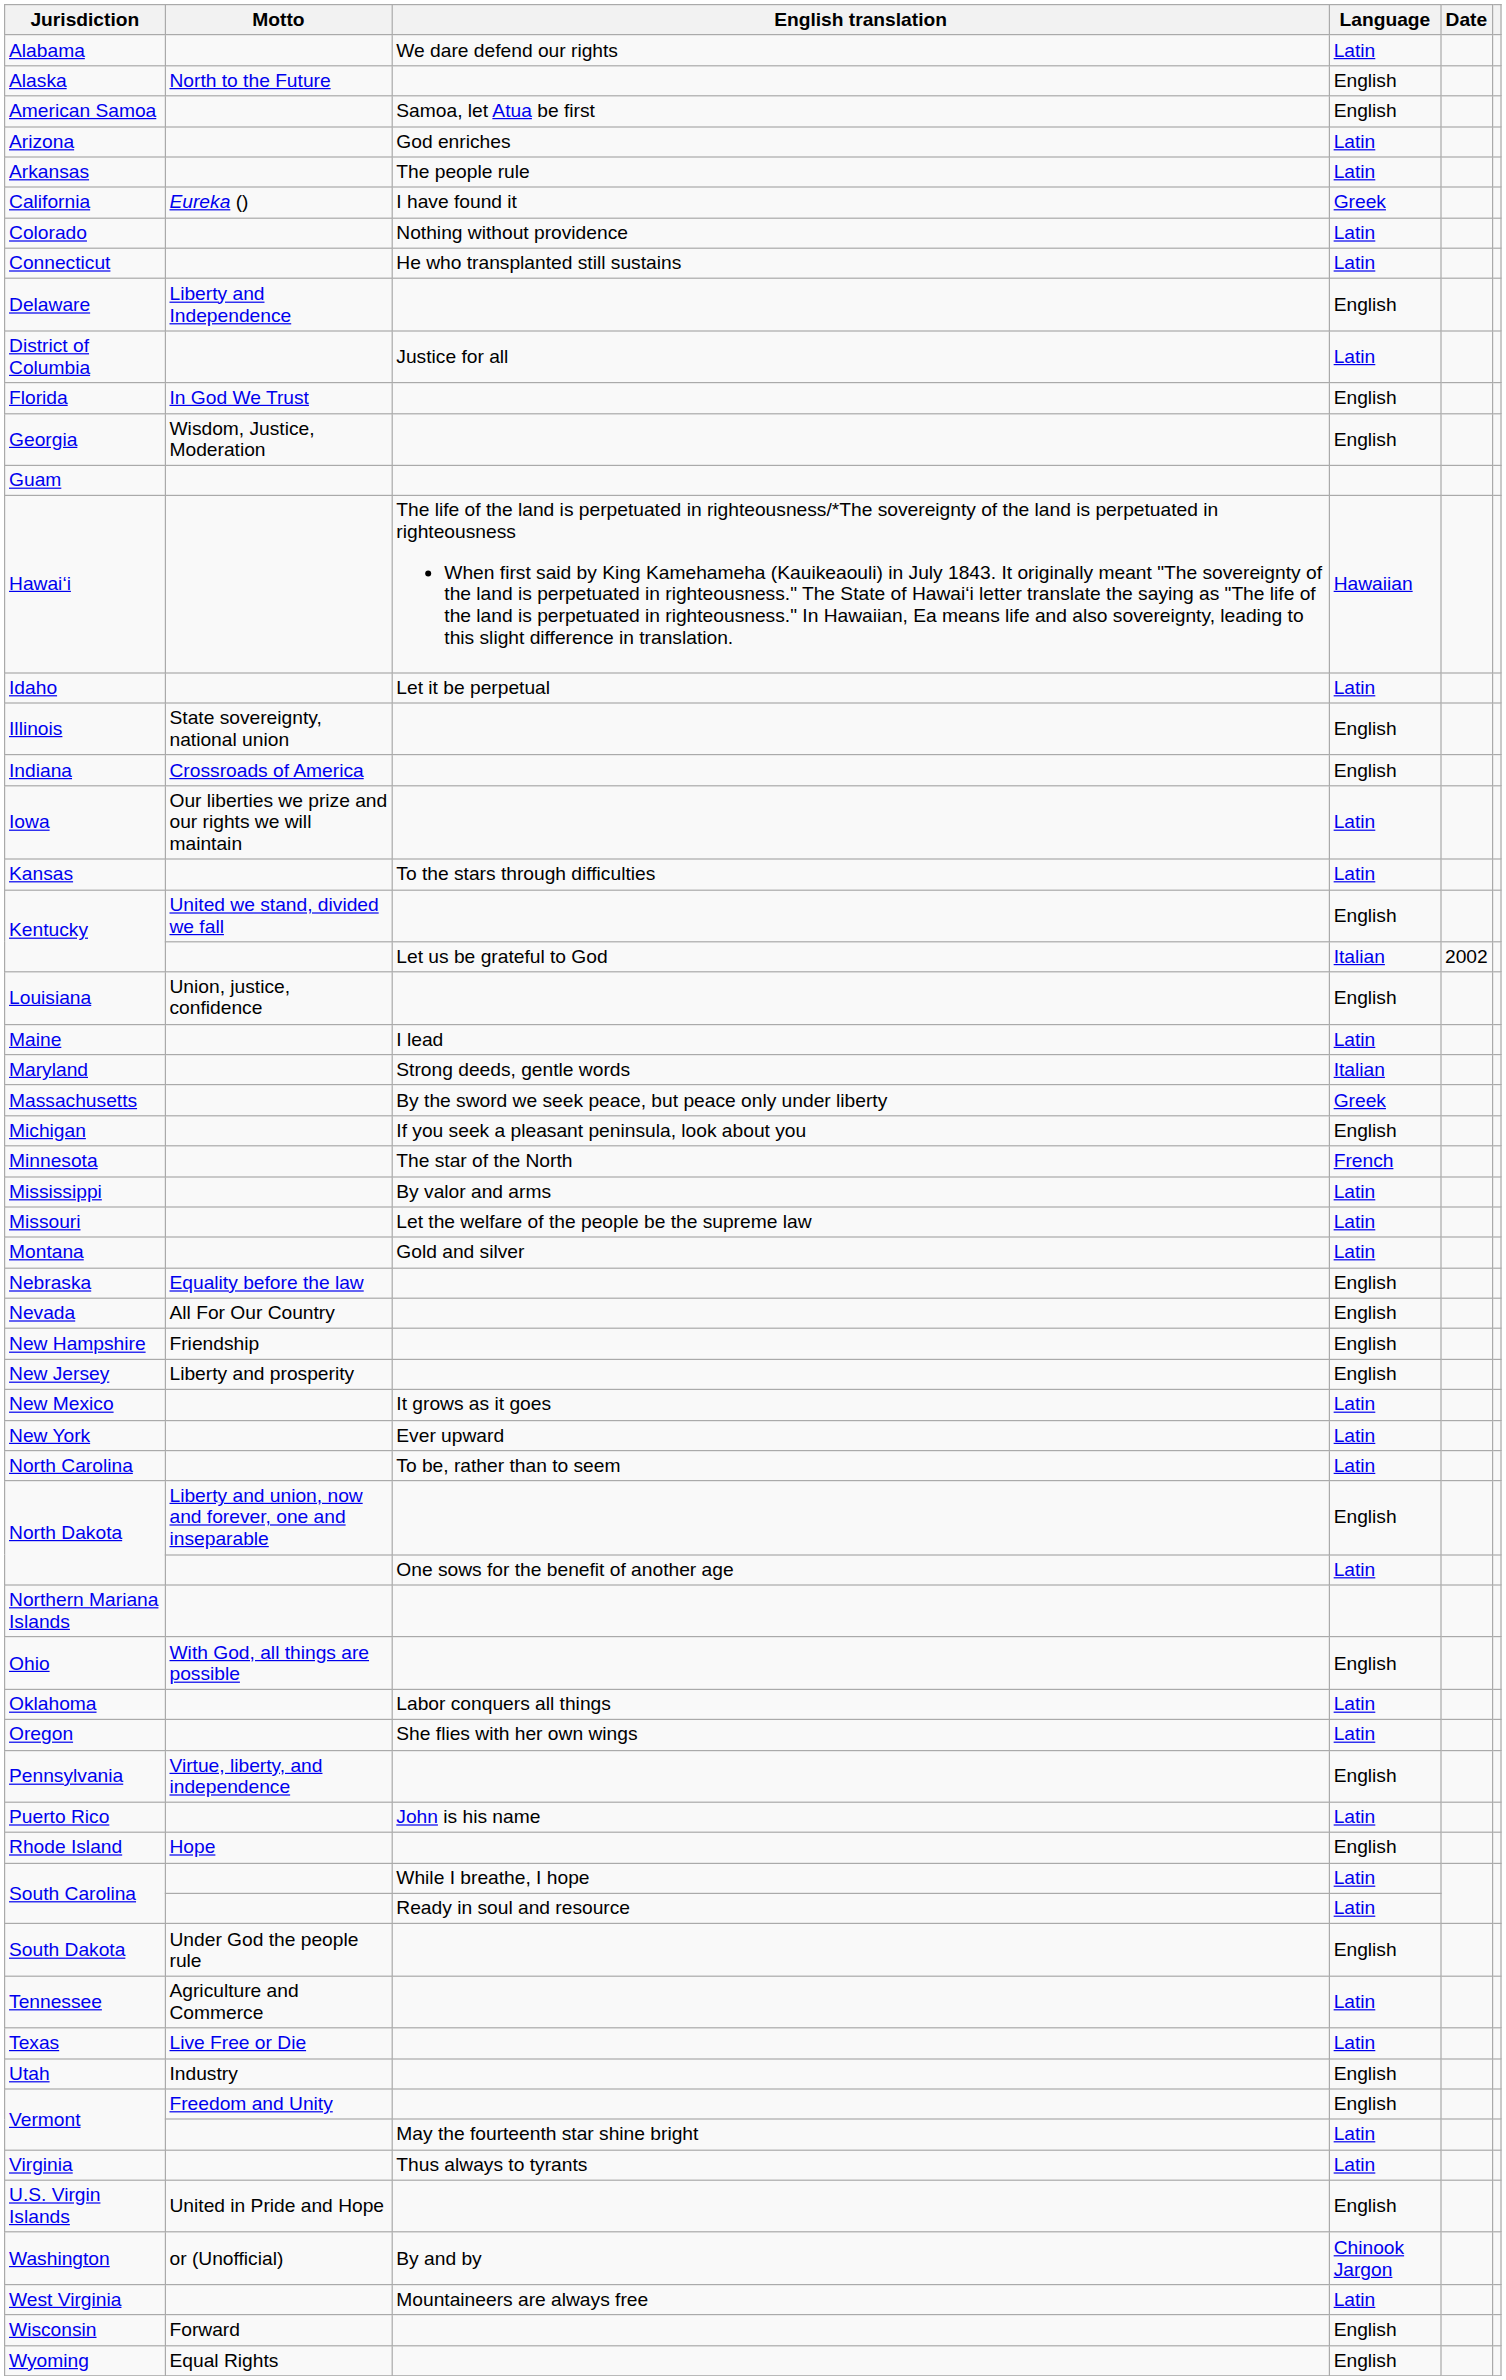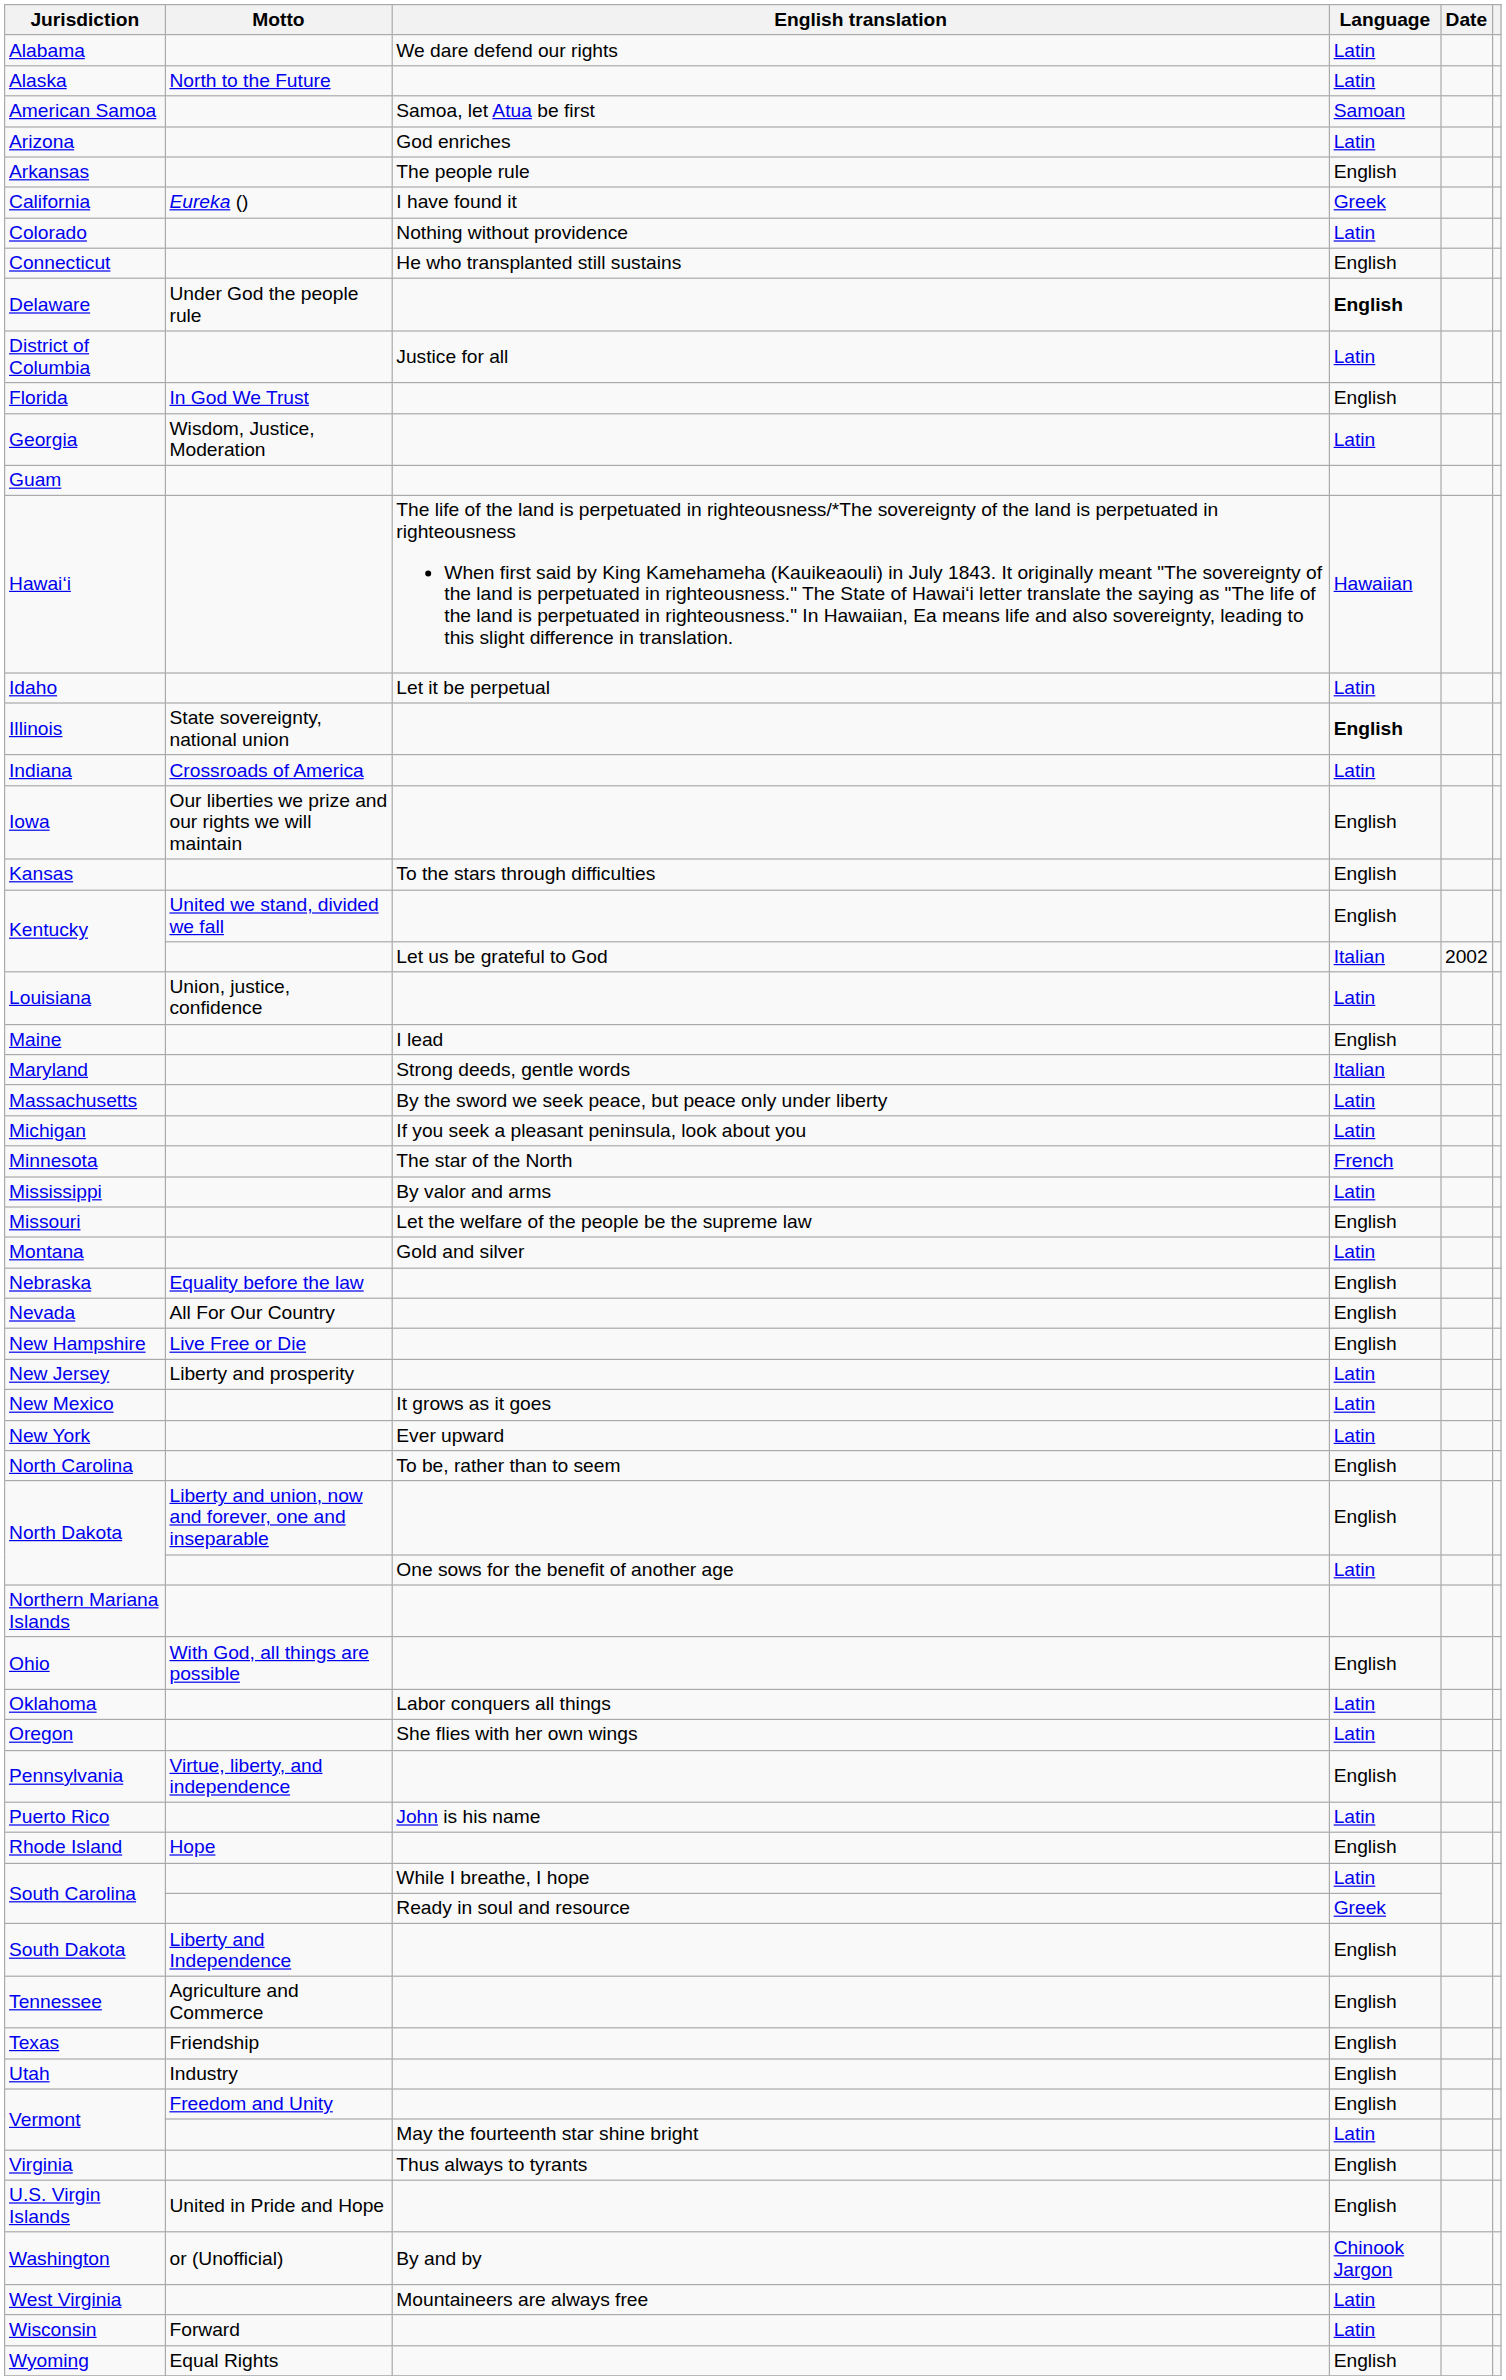(1365, 80) English -> (1354, 80) Latin
(1365, 111) English -> (1369, 111) Samoan
(1354, 171) Latin -> (1365, 171) English
(1354, 263) Latin -> (1365, 263) English
(230, 304) Liberty and Independence -> (264, 304) Under God the people rule
(1365, 304) normal -> (1368, 304) bold
(1365, 439) English -> (1354, 439) Latin
(1365, 728) normal -> (1368, 728) bold
(1365, 770) English -> (1354, 770) Latin
(1354, 822) Latin -> (1365, 822) English
(1354, 874) Latin -> (1365, 874) English
(1365, 998) English -> (1354, 998) Latin
(1354, 1039) Latin -> (1365, 1039) English
(1360, 1100) Greek -> (1354, 1100) Latin
(1365, 1130) English -> (1354, 1130) Latin
(1354, 1221) Latin -> (1365, 1221) English
(214, 1343) Friendship -> (238, 1343) Live Free or Die
(1365, 1374) English -> (1354, 1374) Latin
(1354, 1465) Latin -> (1365, 1465) English
(1354, 1908) Latin -> (1360, 1908) Greek
(264, 1949) Under God the people rule -> (230, 1949) Liberty and Independence
(1354, 2001) Latin -> (1365, 2001) English
(238, 2043) Live Free or Die -> (214, 2043) Friendship
(1354, 2043) Latin -> (1365, 2043) English
(1354, 2164) Latin -> (1365, 2164) English
(1365, 2329) English -> (1354, 2329) Latin
